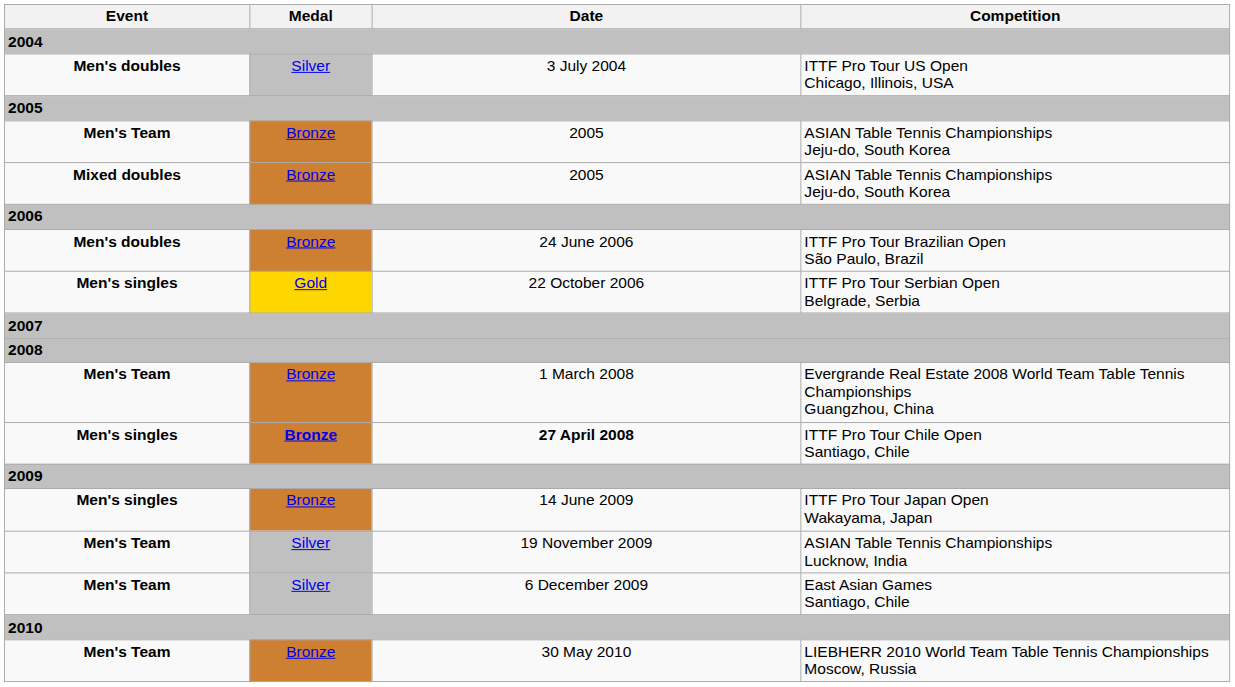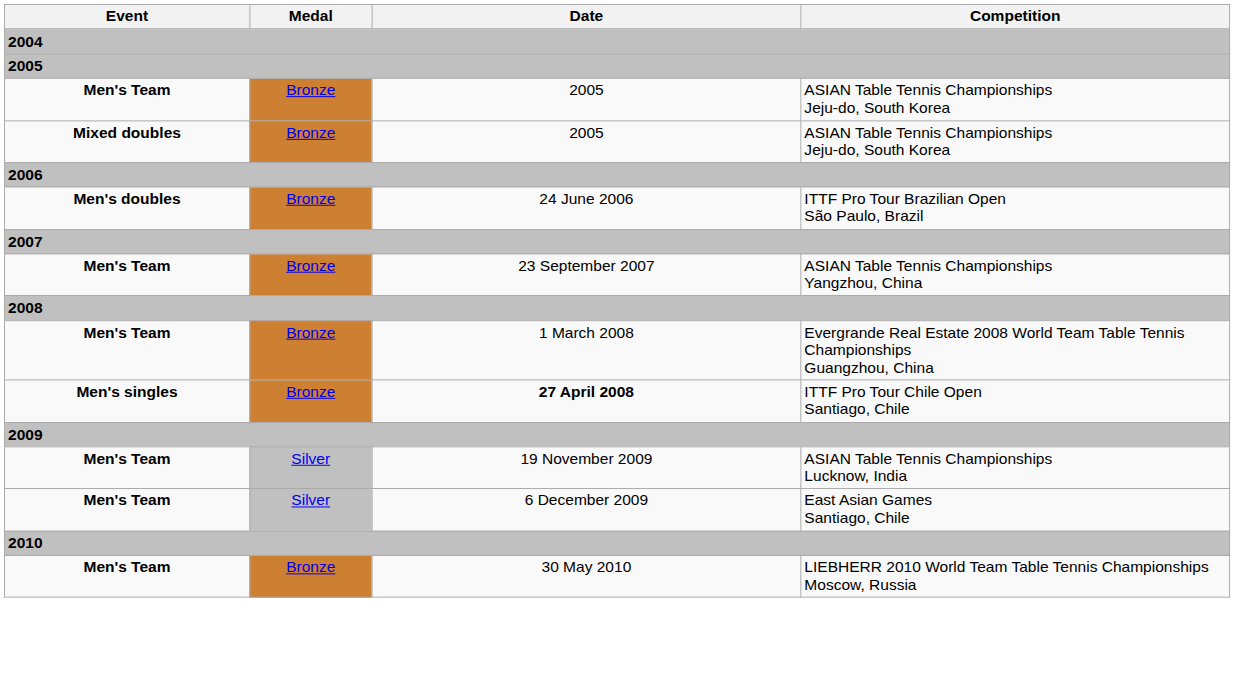- row: (127, 66)
- row: (127, 283)
+ row: (127, 266)
(311, 434) bold -> (311, 392) normal
- row: (127, 501)
